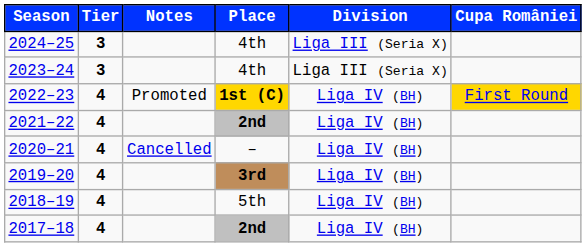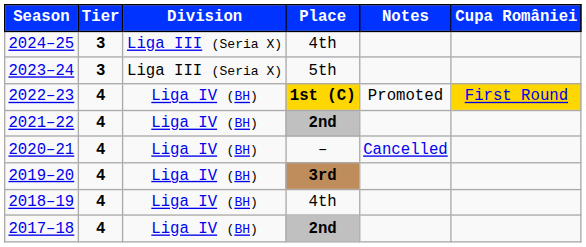columns swapped: (370, 18) <-> (169, 18)
(252, 70) 4th -> (323, 70) 5th
(252, 202) 5th -> (323, 202) 4th
